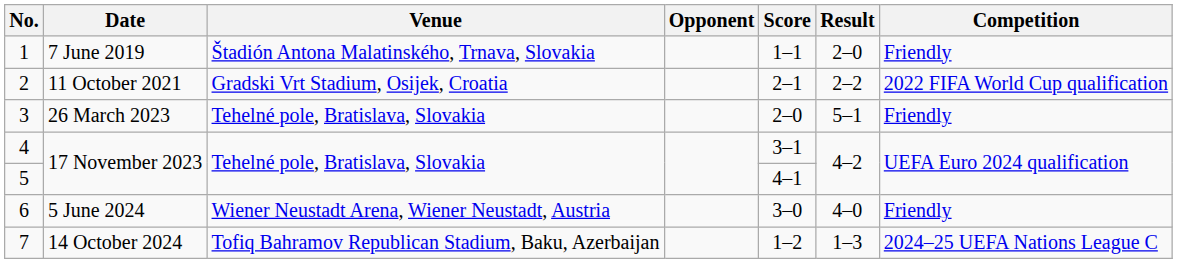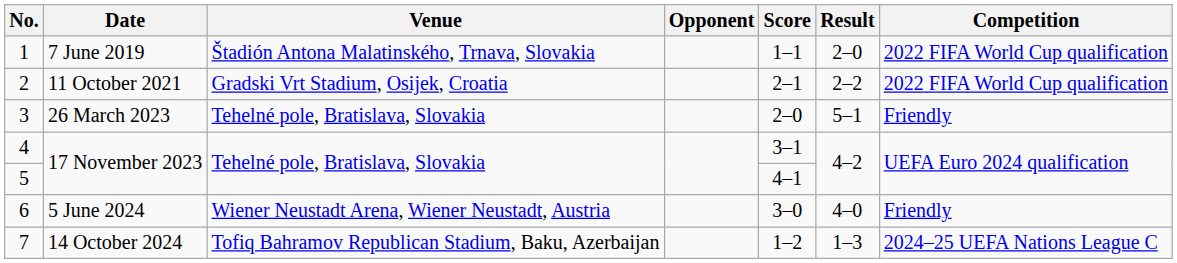(918, 52) Friendly -> (1026, 52) 2022 FIFA World Cup qualification
